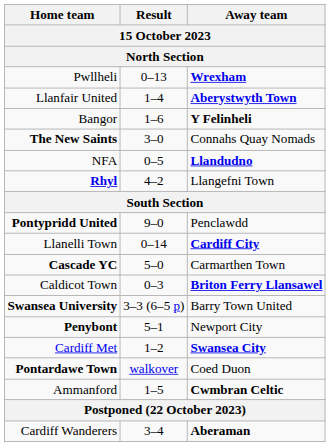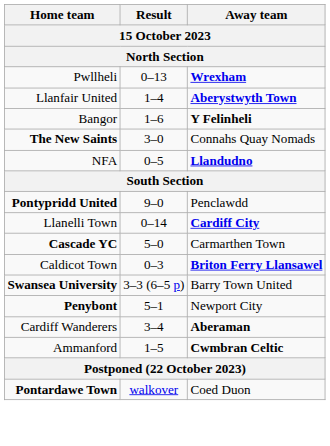- row: (104, 181)
- row: (86, 347)
rows swapped: (66, 368) <-> (69, 431)
